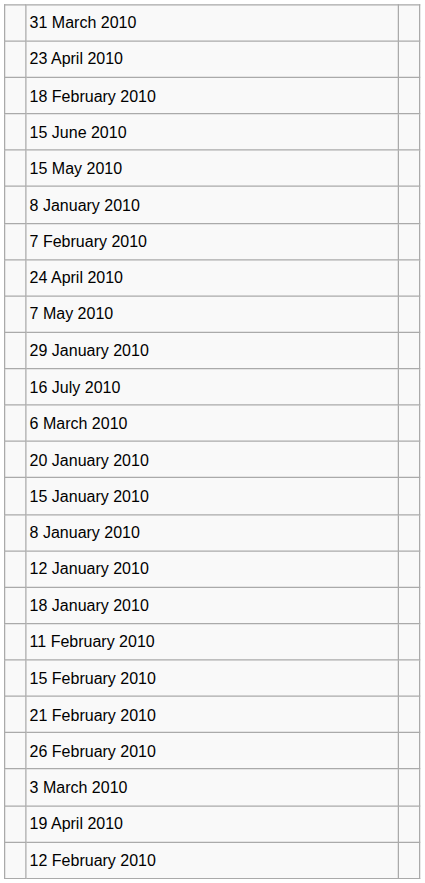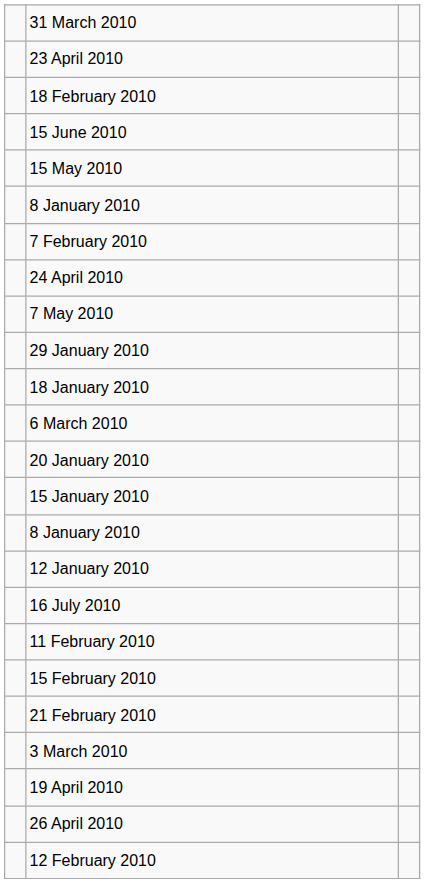rows swapped: (15, 387) <-> (15, 605)
- row: (15, 751)
+ row: (15, 824)
